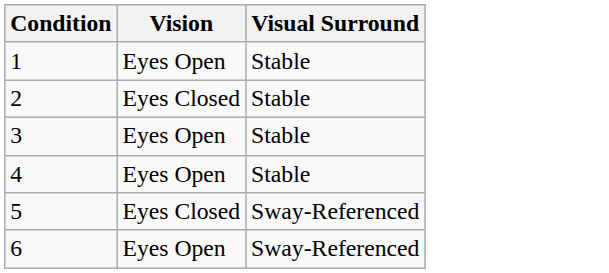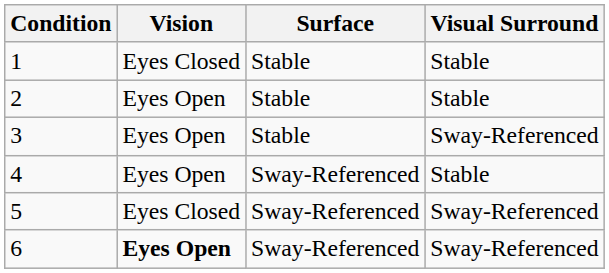+ column: (335, 23)
(174, 60) Eyes Open -> (181, 60) Eyes Closed
(181, 98) Eyes Closed -> (174, 98) Eyes Open
(281, 135) Stable -> (514, 135) Sway-Referenced
(174, 248) normal -> (177, 248) bold
